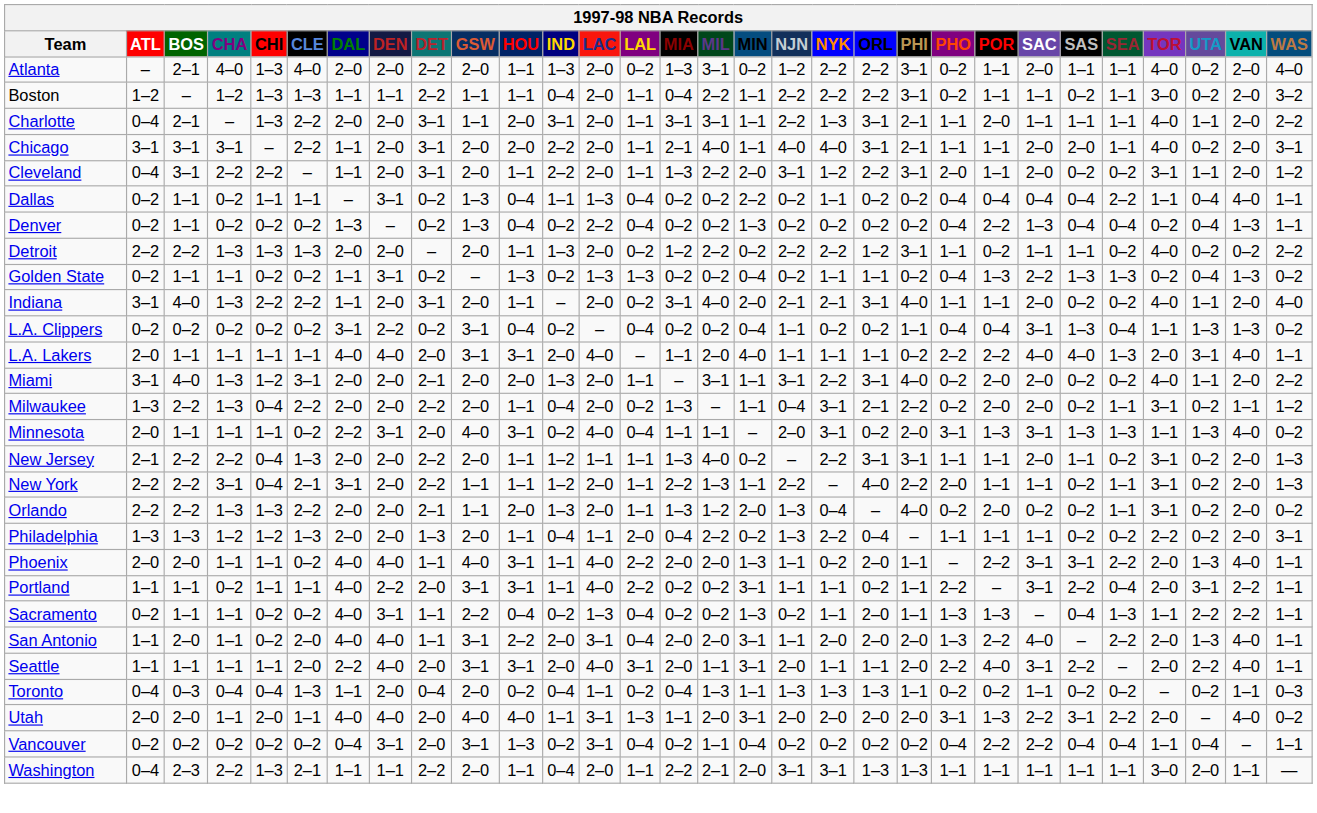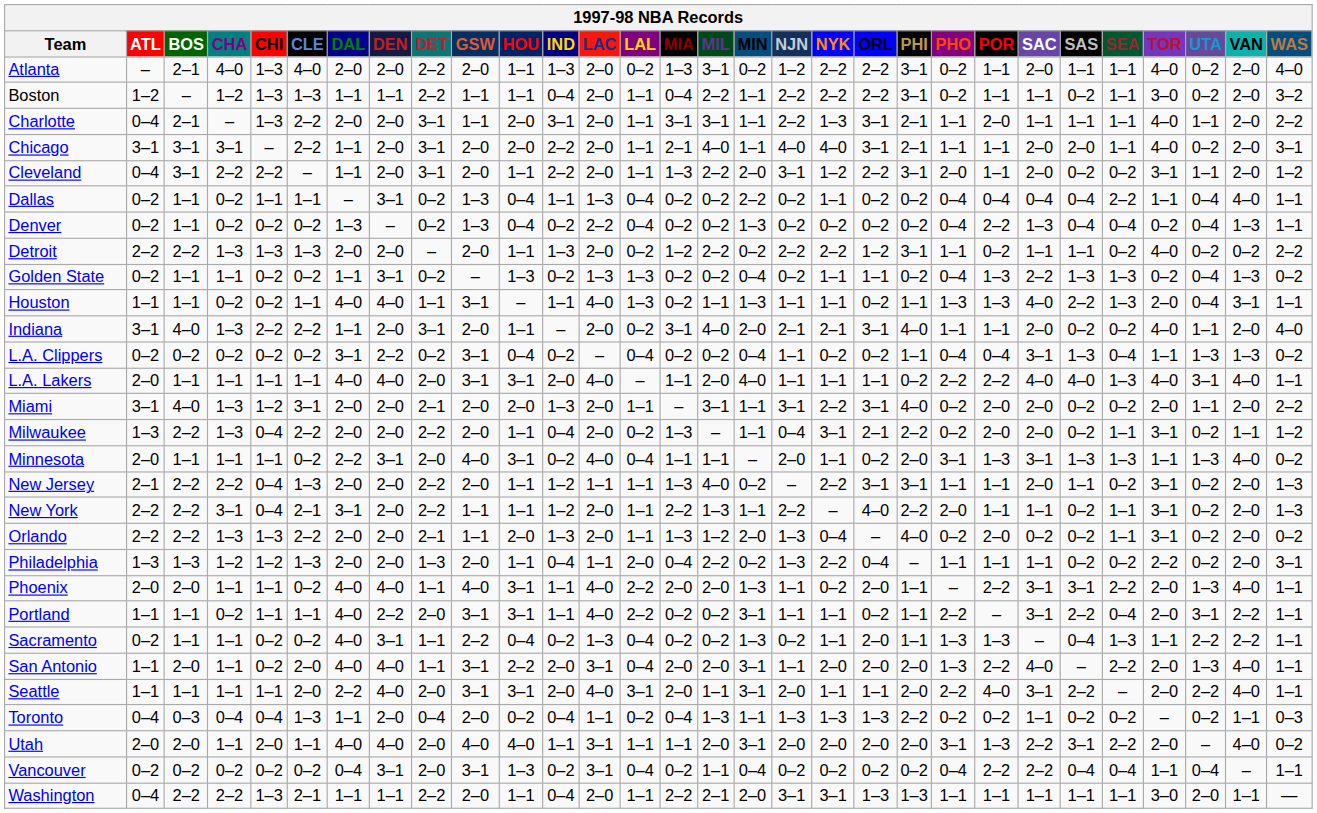+ row: (39, 303)
(1164, 355) 2–0 -> (1164, 381) 4–0
(1164, 381) 4–0 -> (1164, 407) 2–0
(833, 433) 3–1 -> (833, 459) 1–1
(914, 692) 1–1 -> (914, 718) 2–2
(640, 718) 1–3 -> (640, 744) 1–1
(186, 770) 2–3 -> (186, 796) 2–2
